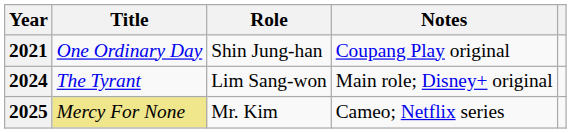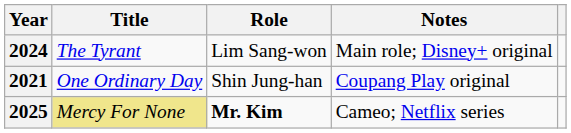rows swapped: (28, 50) <-> (28, 81)
(245, 111) normal -> (247, 111) bold
